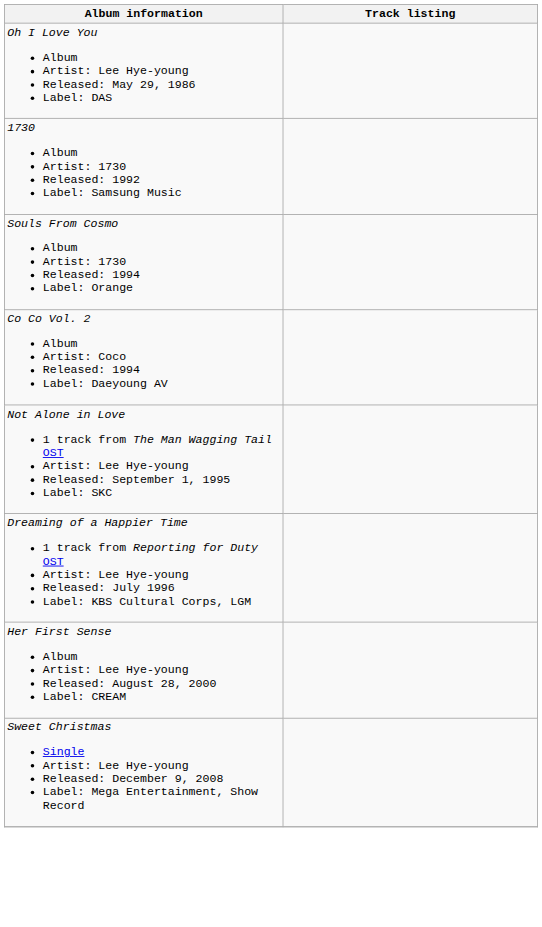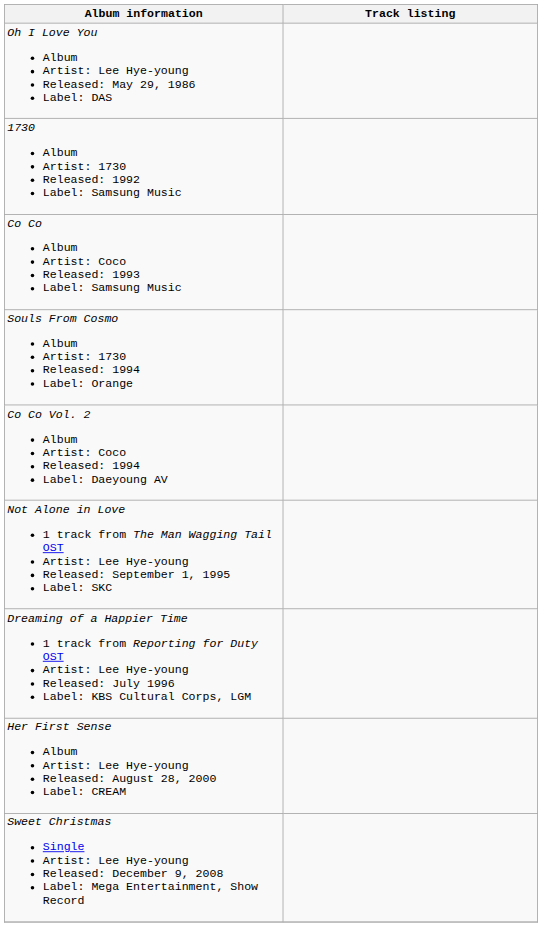+ row: (144, 256)
